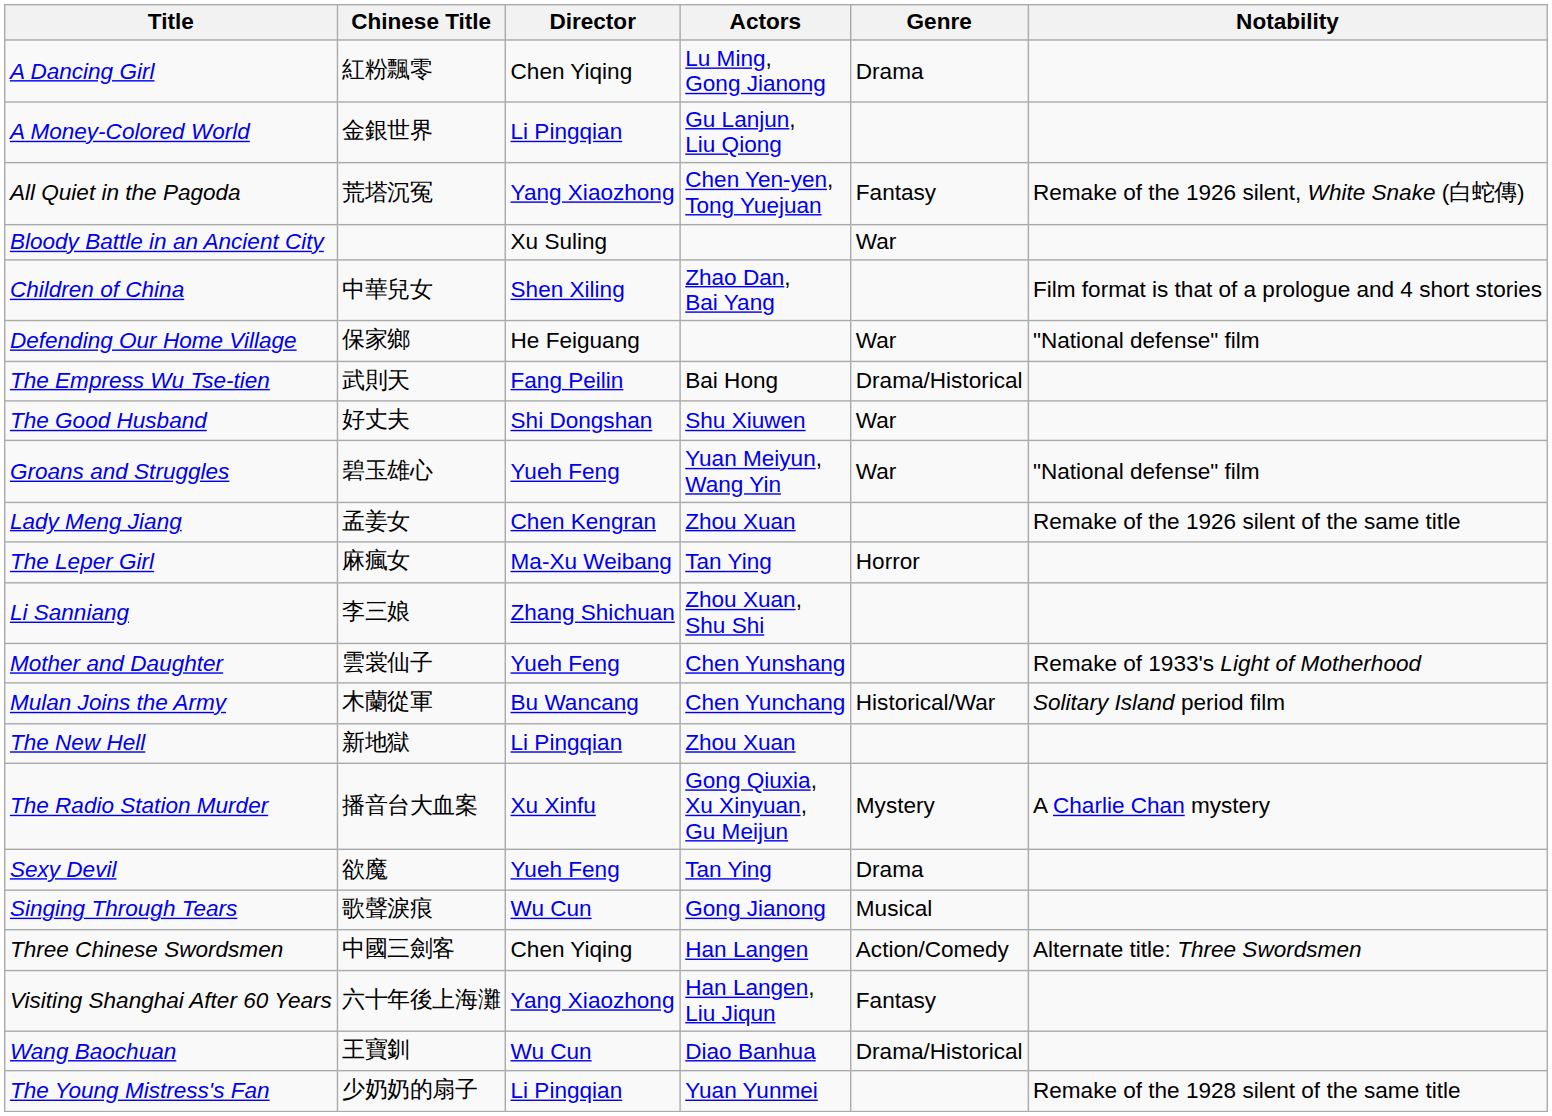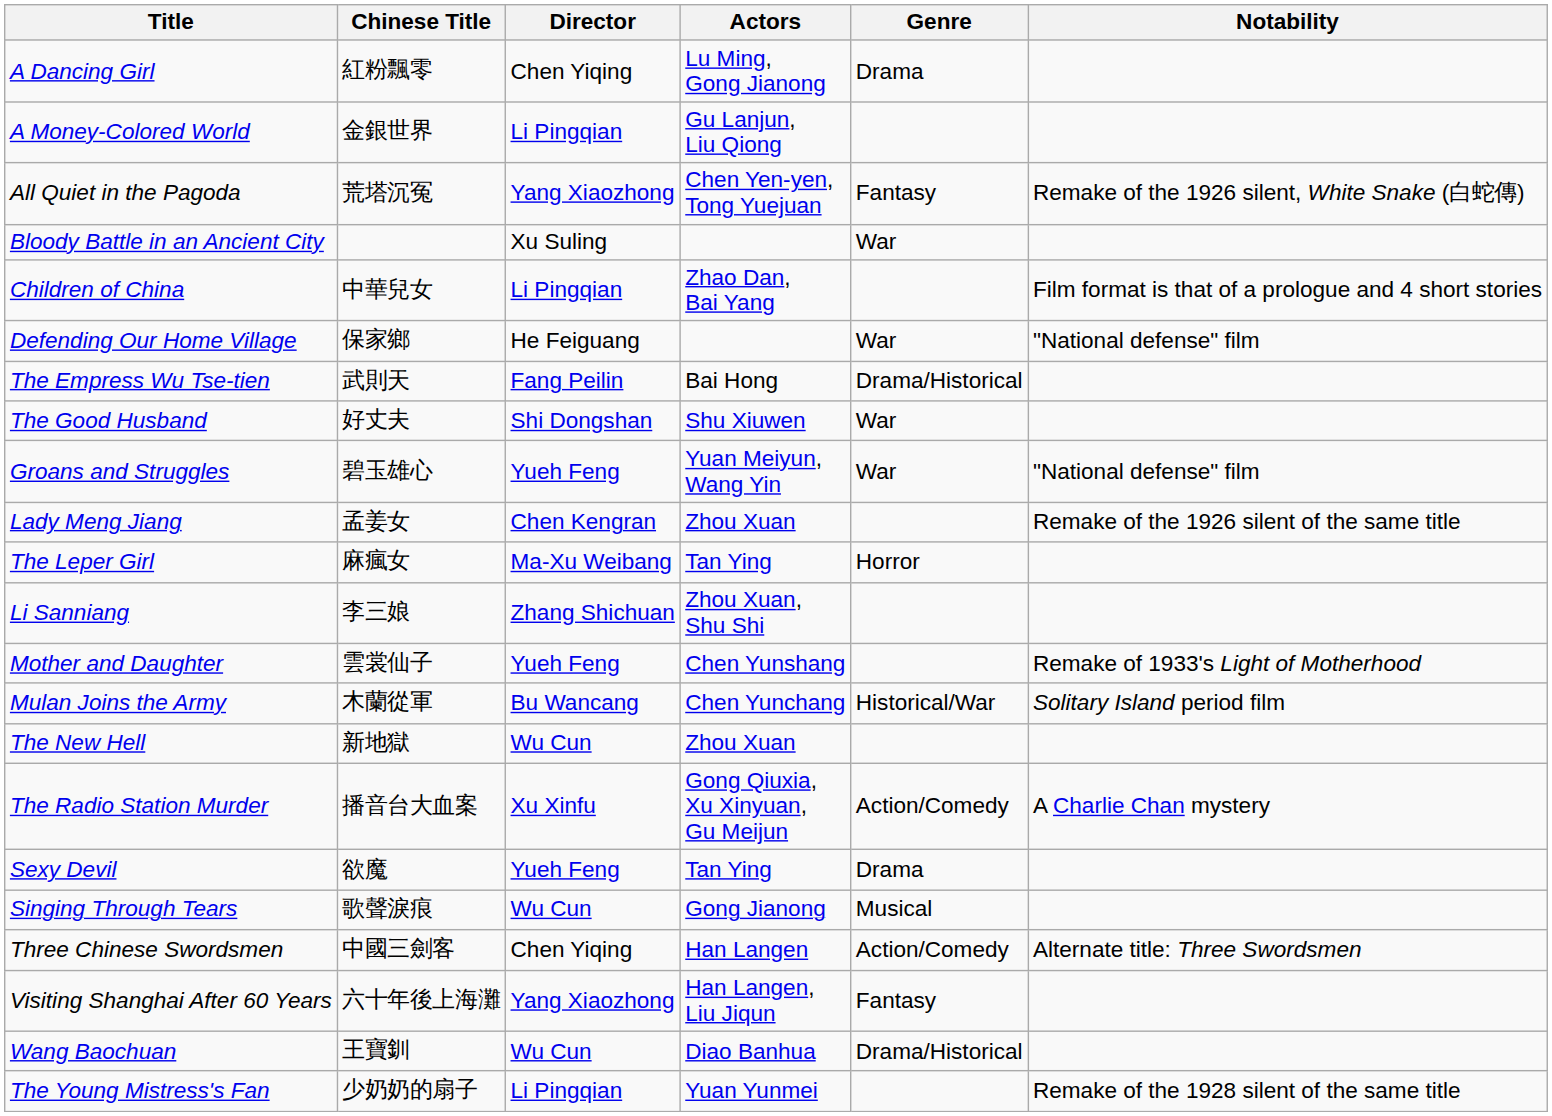(568, 290) Shen Xiling -> (566, 290) Li Pingqian
(566, 743) Li Pingqian -> (551, 743) Wu Cun
(895, 806) Mystery -> (932, 806) Action/Comedy
